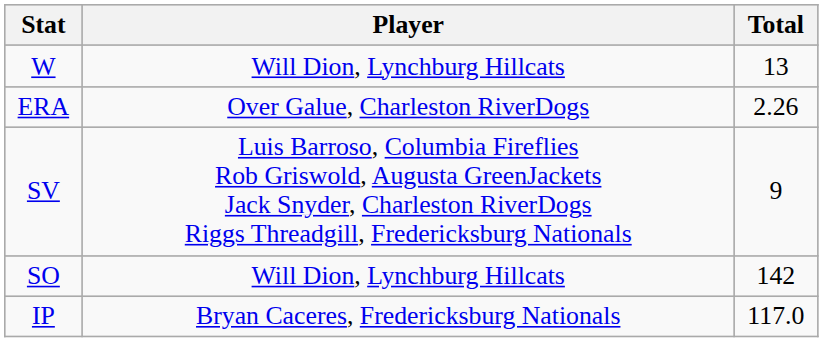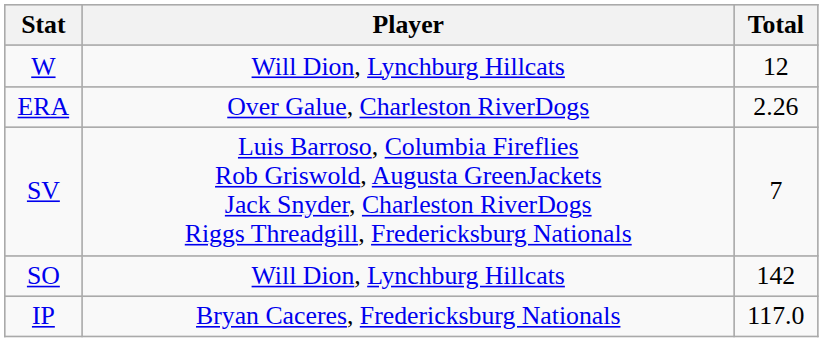(776, 65) 13 -> (776, 65) 12
(776, 190) 9 -> (776, 190) 7
